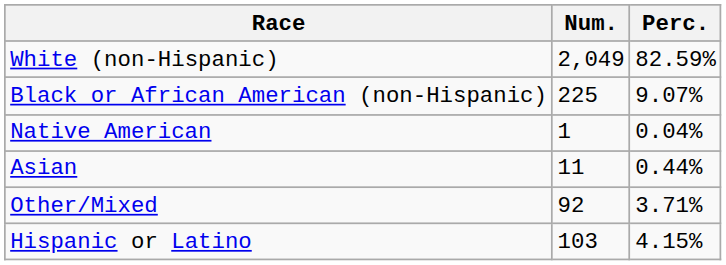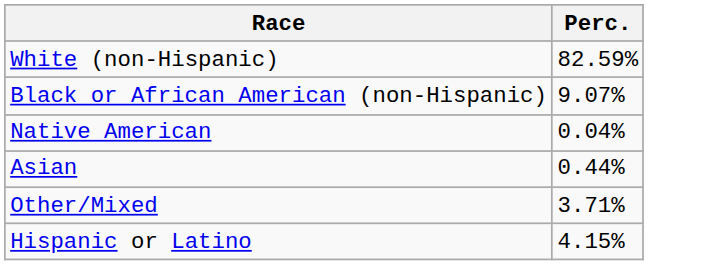- column: (591, 23)
